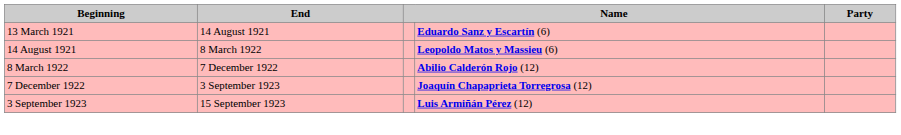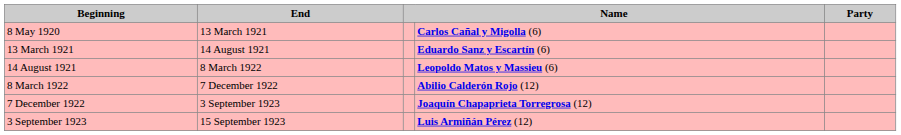+ row: (33, 31)
